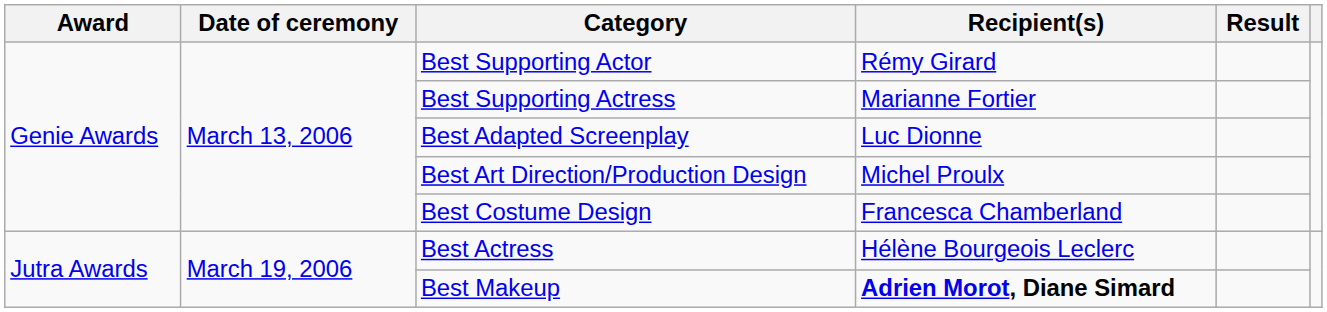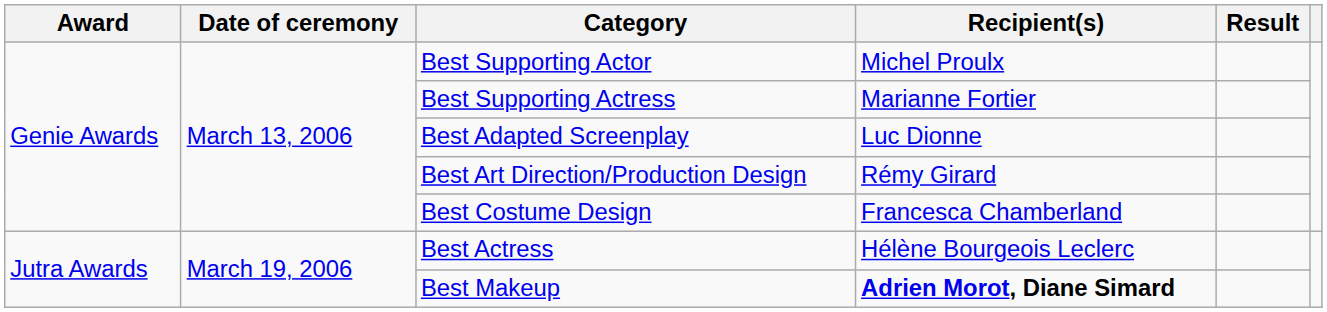(929, 61) Rémy Girard -> (933, 61) Michel Proulx
(933, 174) Michel Proulx -> (929, 174) Rémy Girard
